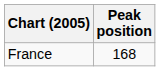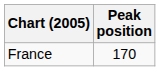(124, 54) 168 -> (124, 54) 170
